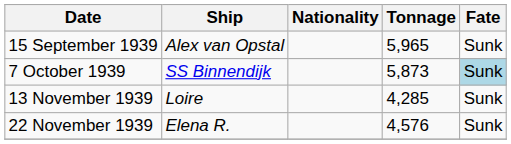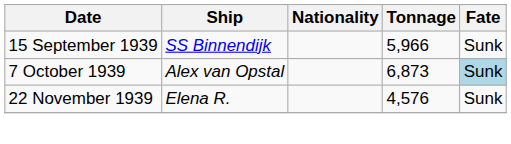(225, 44) Alex van Opstal -> (218, 44) SS Binnendijk
(408, 44) 5,965 -> (408, 44) 5,966
(218, 71) SS Binnendijk -> (225, 71) Alex van Opstal
(408, 71) 5,873 -> (408, 71) 6,873
- row: (81, 98)
